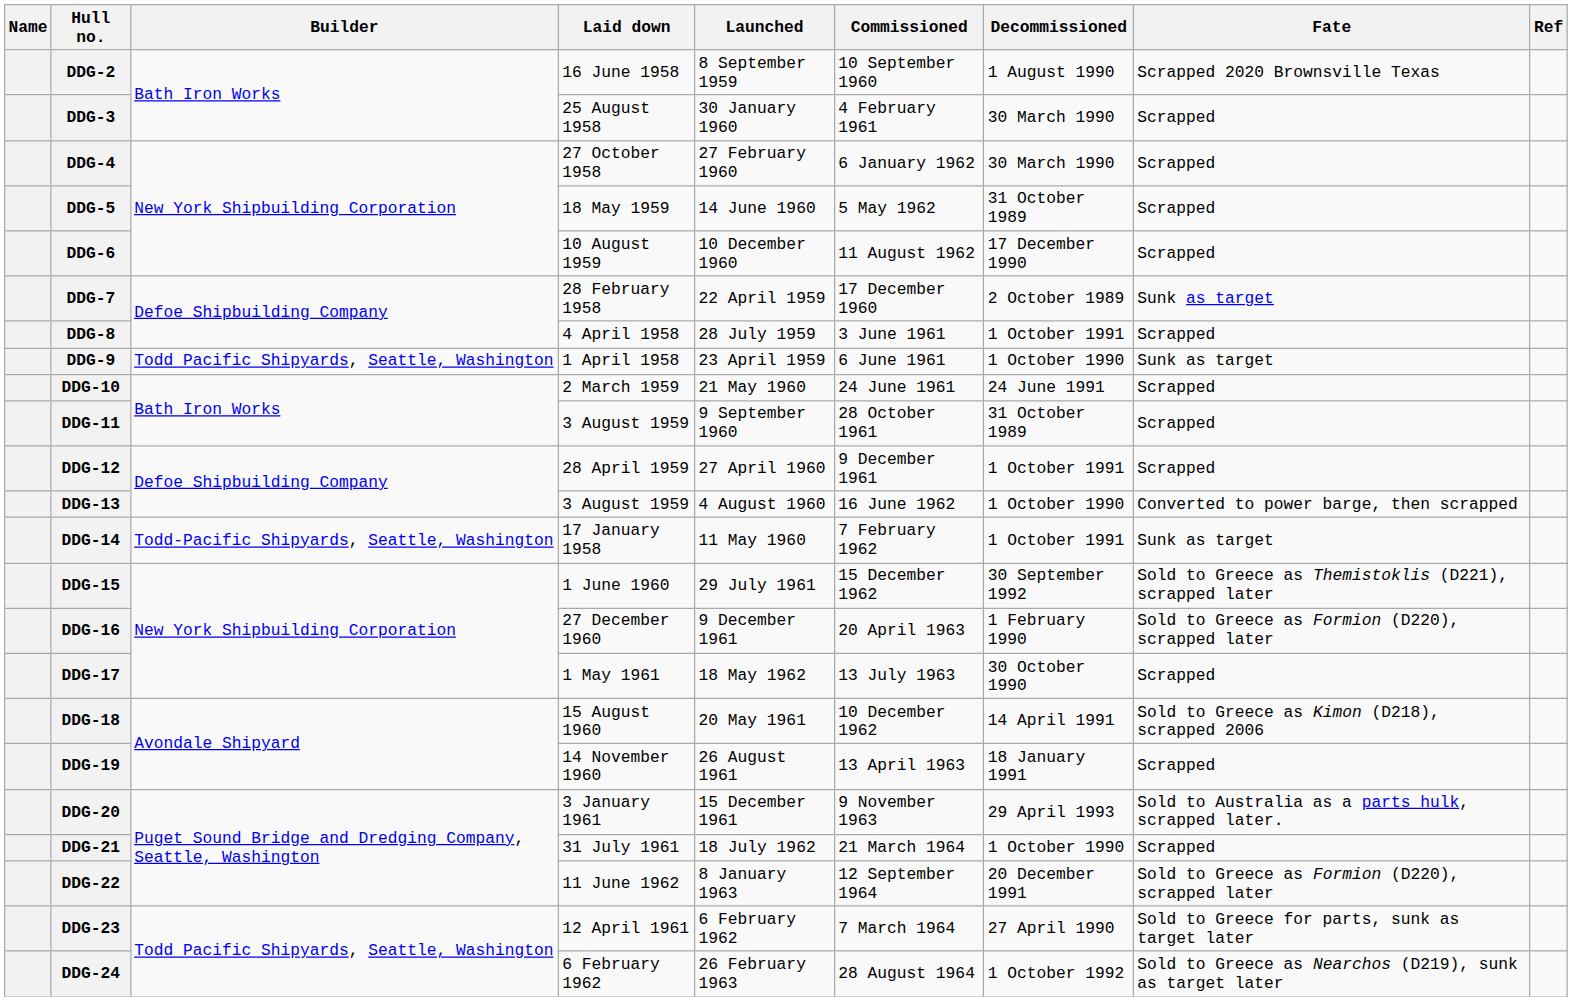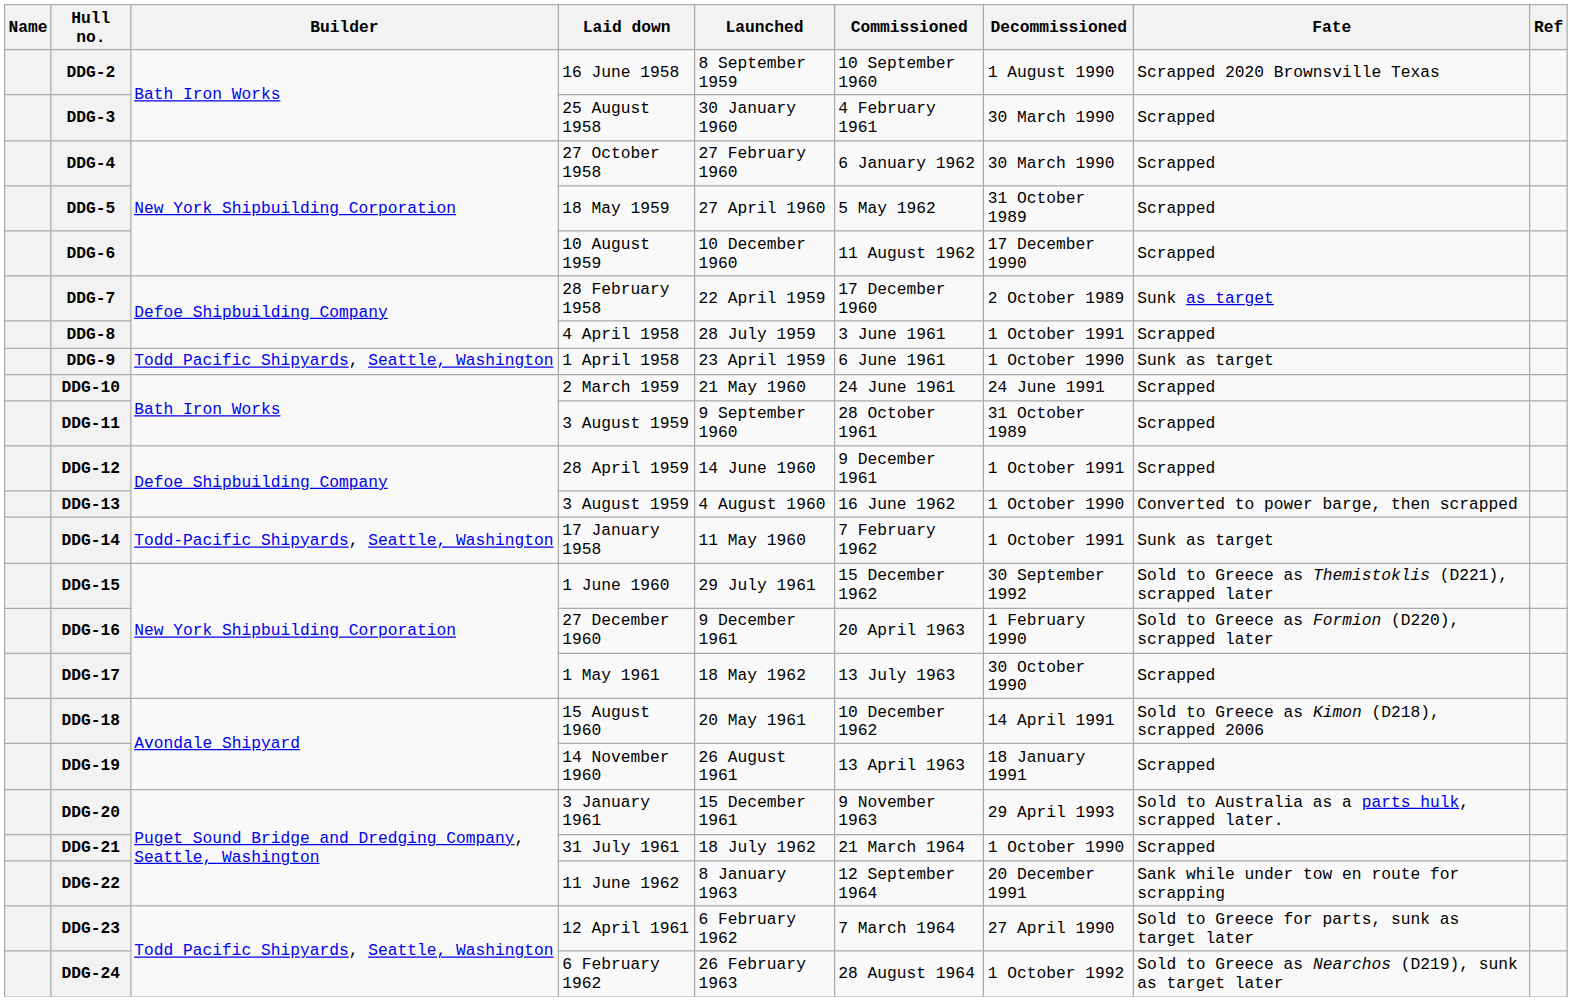(757, 208) 14 June 1960 -> (762, 208) 27 April 1960
(762, 469) 27 April 1960 -> (757, 469) 14 June 1960
(1298, 883) Sold to Greece as Formion (D220), scrapped later -> (1298, 883) Sank while under tow en route for scrapping
